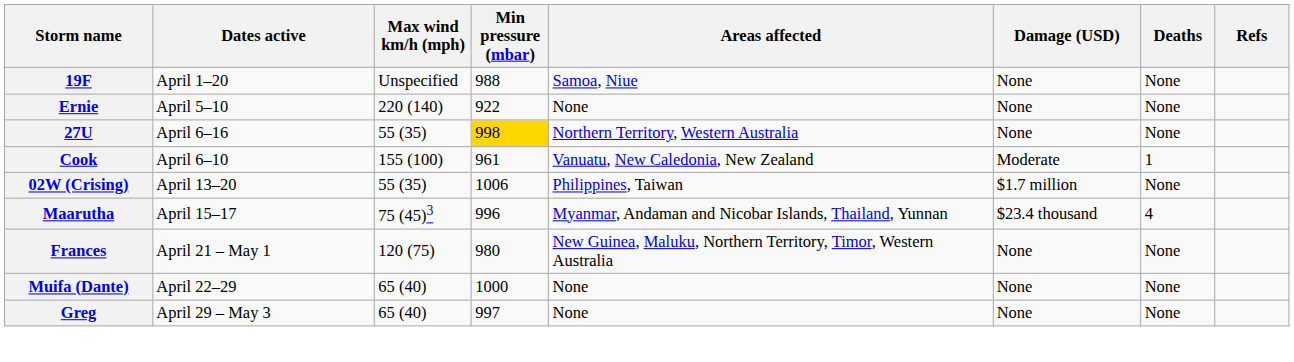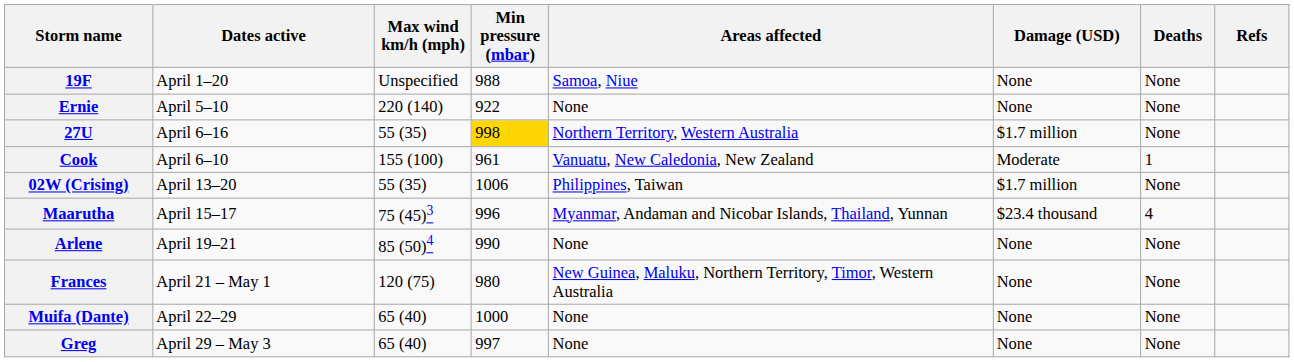(1014, 133) None -> (1037, 133) $1.7 million
+ row: (79, 244)
